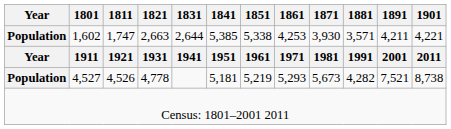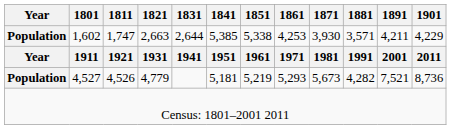(429, 36) 4,221 -> (429, 36) 4,229
(155, 78) 4,778 -> (155, 78) 4,779
(429, 78) 8,738 -> (429, 78) 8,736
